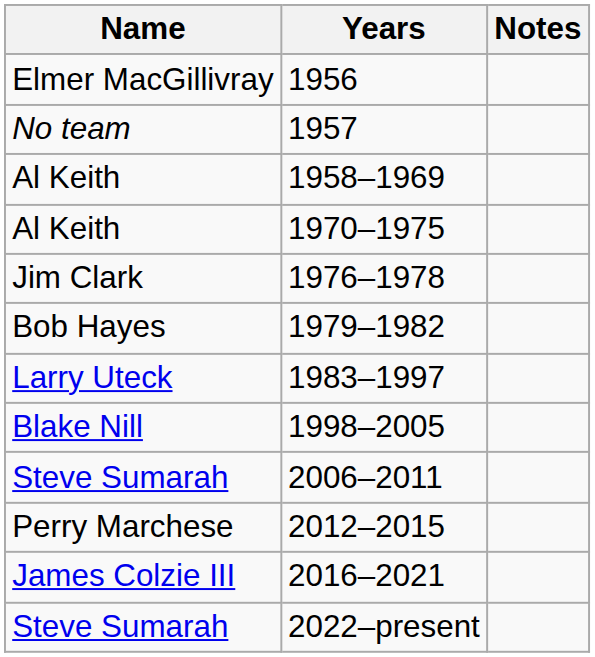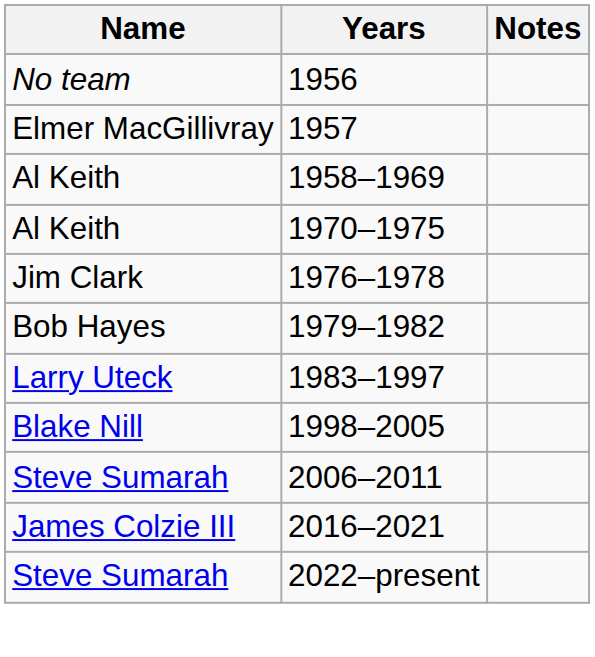(143, 79) Elmer MacGillivray -> (71, 79) No team
(71, 128) No team -> (143, 128) Elmer MacGillivray
- row: (367, 526)
